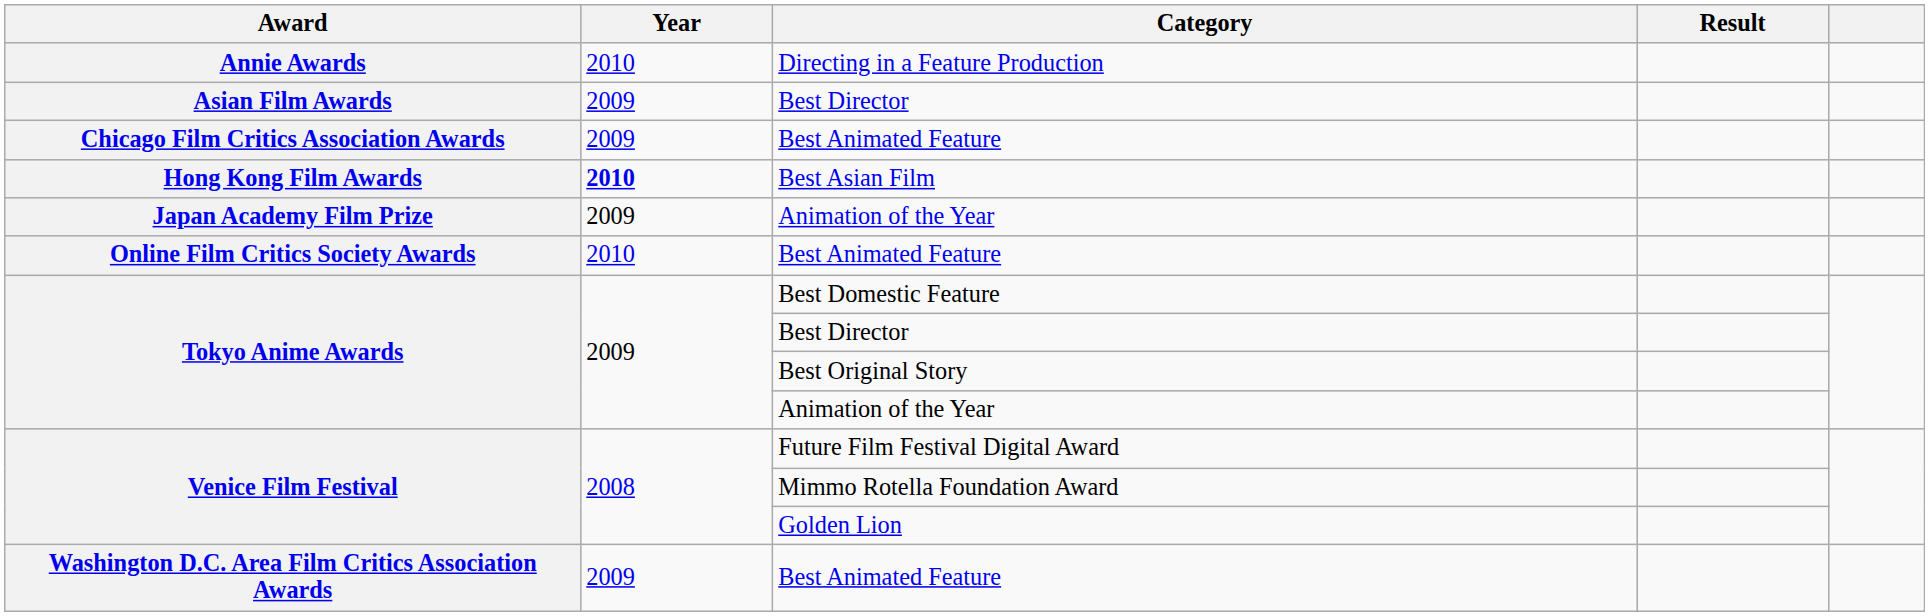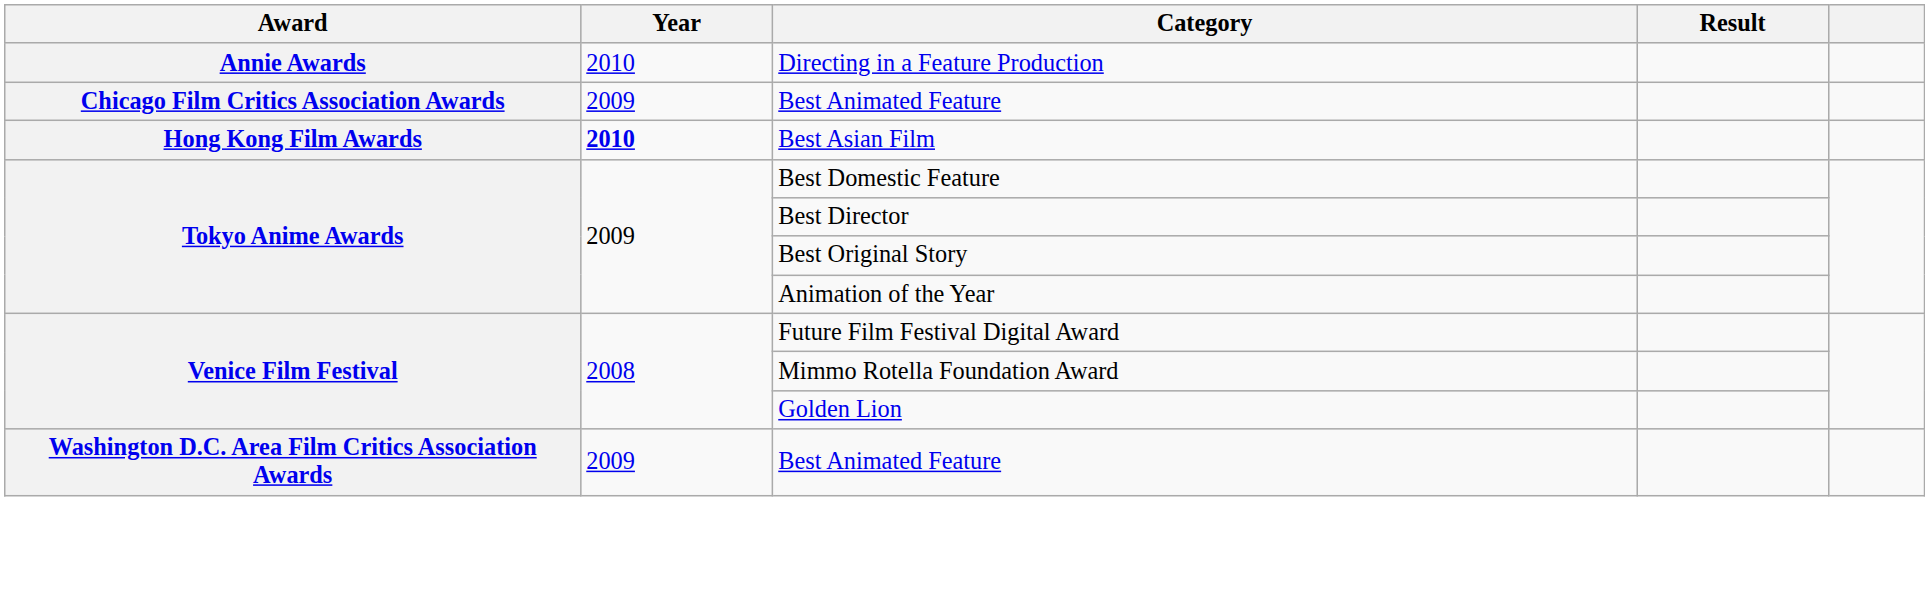- row: (293, 100)
- row: (293, 216)
- row: (293, 255)
